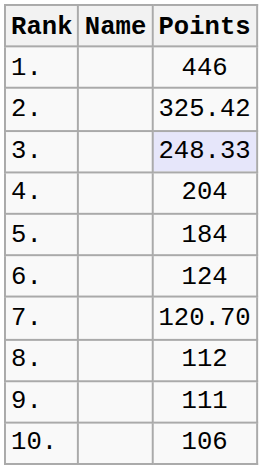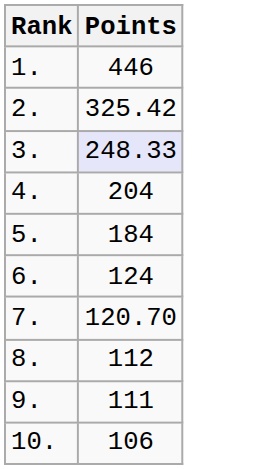- column: (116, 26)
